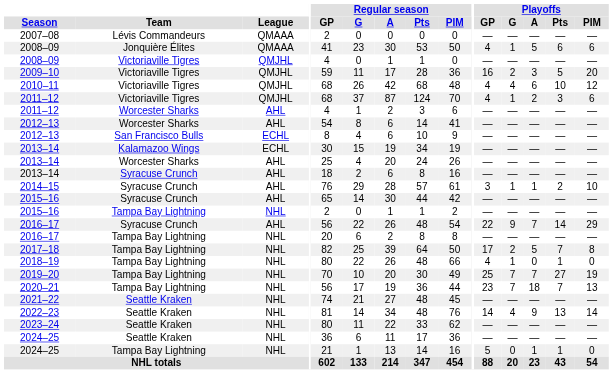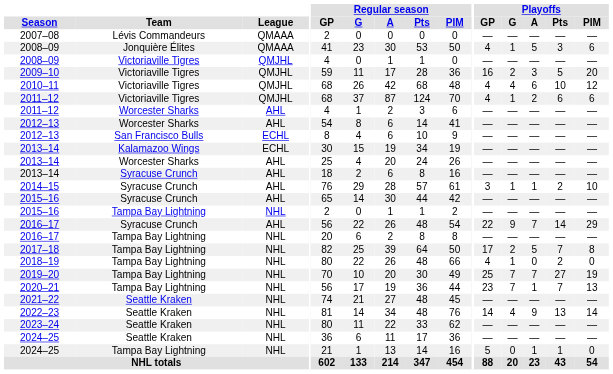(560, 48) 6 -> (560, 48) 3
(560, 98) 3 -> (560, 98) 6
(560, 262) 1 -> (560, 262) 2
(534, 287) 18 -> (534, 287) 1
